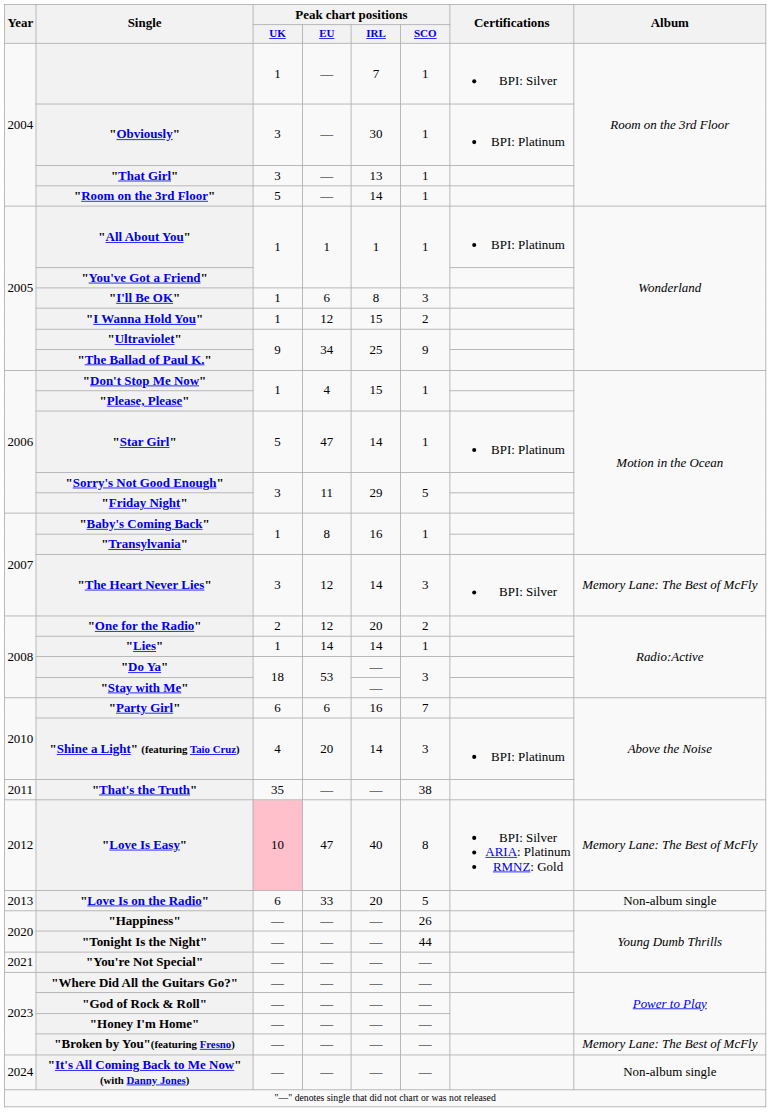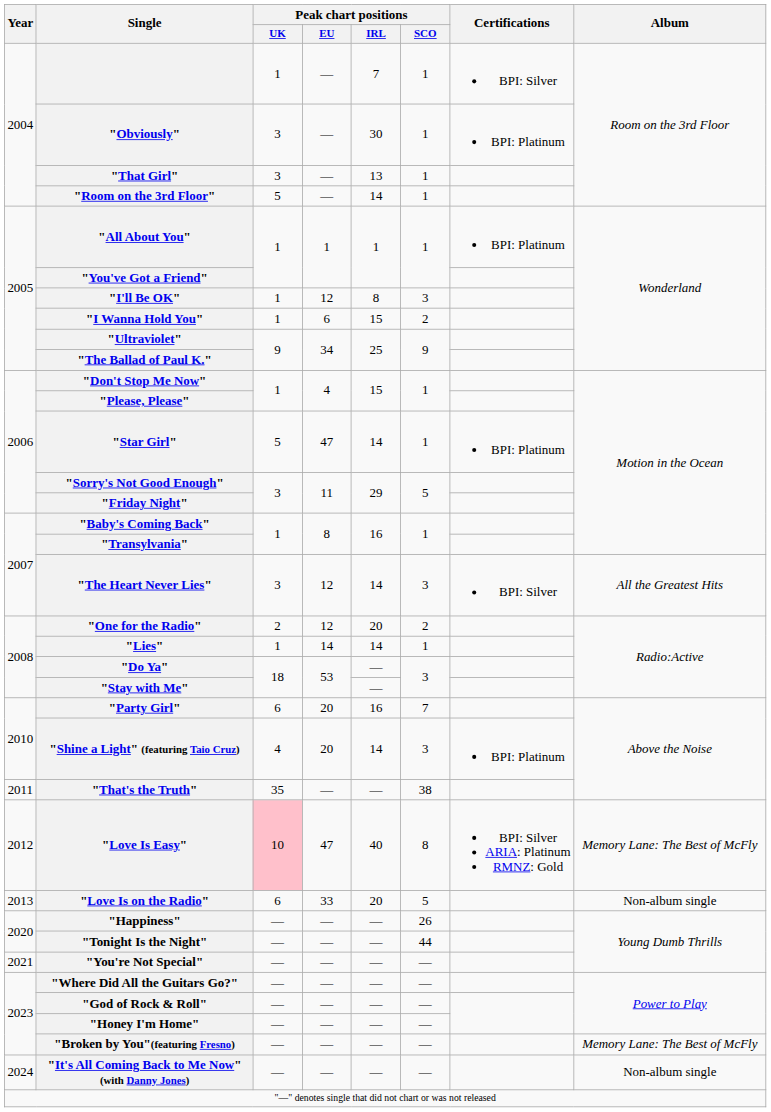(327, 298) 6 -> (327, 298) 12
(327, 318) 12 -> (327, 318) 6
(670, 585) Memory Lane: The Best of McFly -> (670, 585) All the Greatest Hits
(327, 708) 6 -> (327, 708) 20
